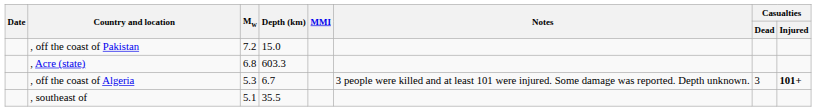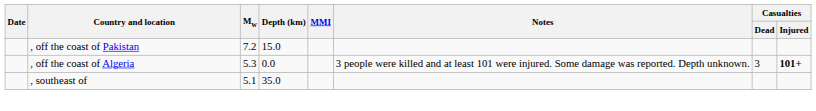- row: (58, 64)
(268, 81) 6.7 -> (268, 64) 0.0
(271, 98) 35.5 -> (271, 81) 35.0
